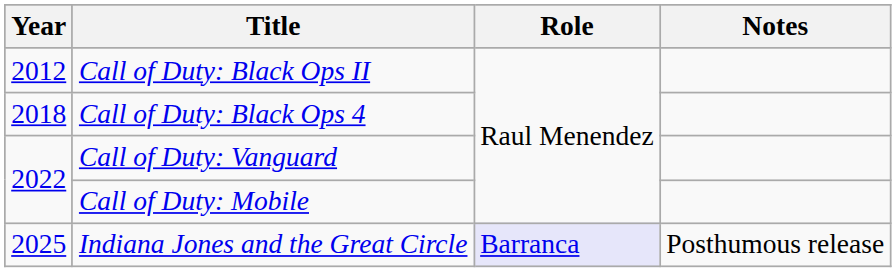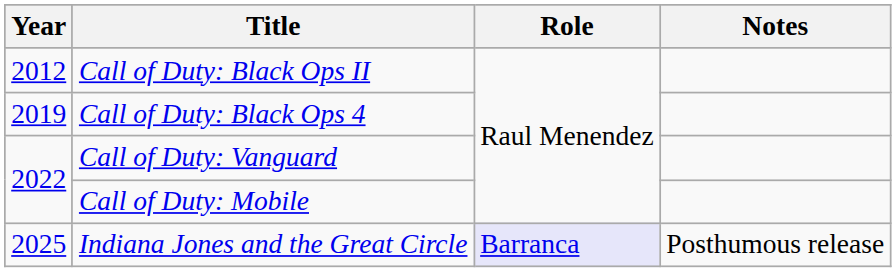(39, 113) 2018 -> (39, 113) 2019
